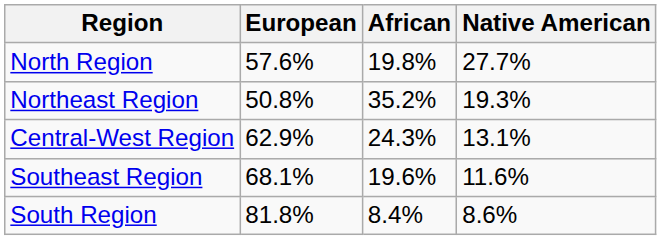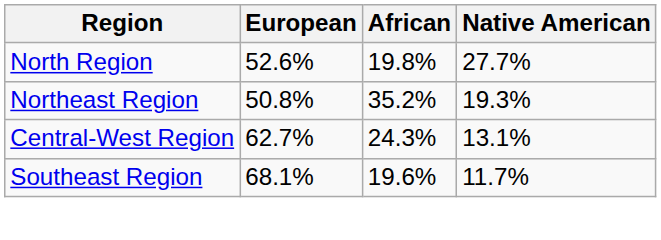(280, 61) 57.6% -> (280, 61) 52.6%
(280, 138) 62.9% -> (280, 138) 62.7%
(496, 176) 11.6% -> (496, 176) 11.7%
- row: (84, 215)
